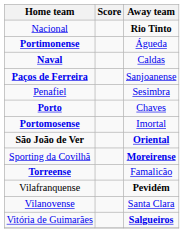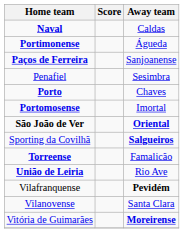- row: (50, 28)
rows swapped: (50, 60) <-> (50, 44)
(151, 156) Moreirense -> (151, 140) Salgueiros
+ row: (50, 172)
(151, 220) Salgueiros -> (151, 220) Moreirense
